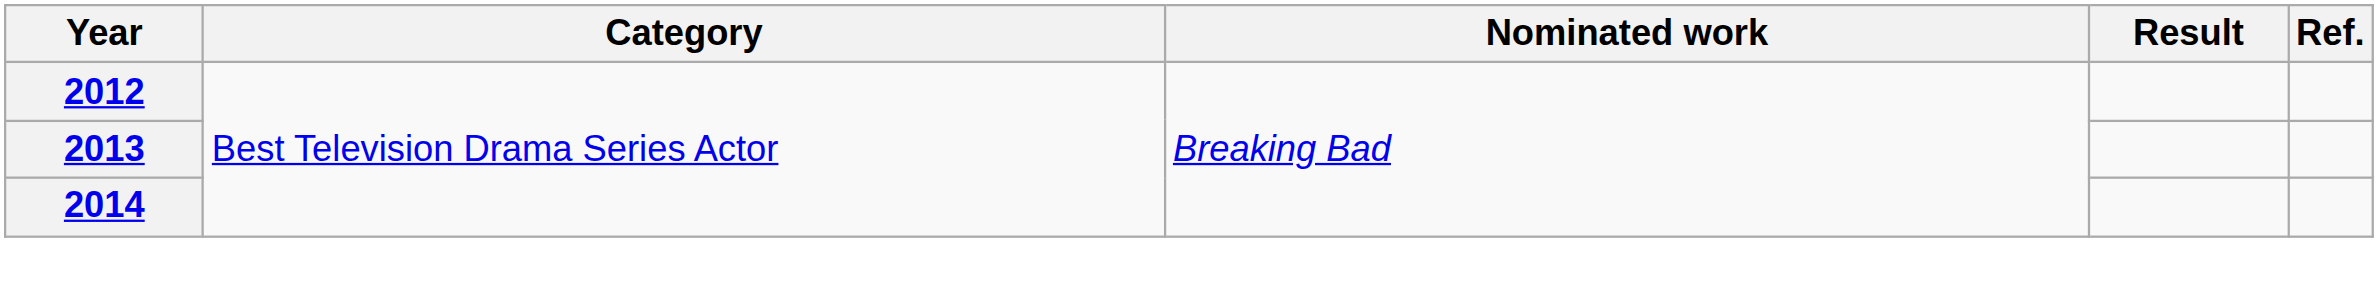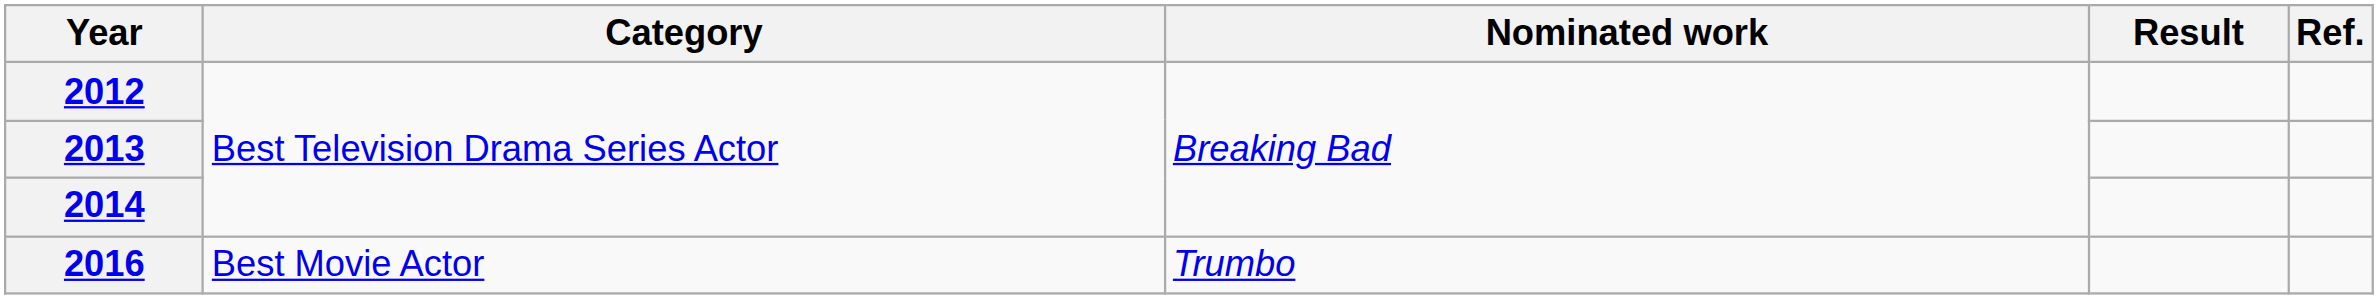+ row: (104, 263)
